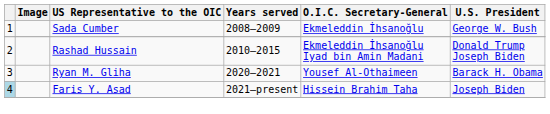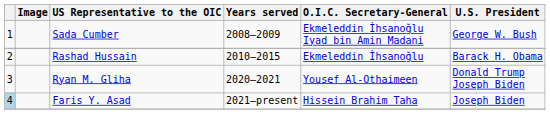(363, 29) Ekmeleddin İhsanoğlu -> (363, 35) Ekmeleddin İhsanoğlu Iyad bin Amin Madani
(363, 51) Ekmeleddin İhsanoğlu Iyad bin Amin Madani -> (363, 57) Ekmeleddin İhsanoğlu
(489, 51) Donald Trump Joseph Biden -> (498, 57) Barack H. Obama
(498, 73) Barack H. Obama -> (489, 79) Donald Trump Joseph Biden
